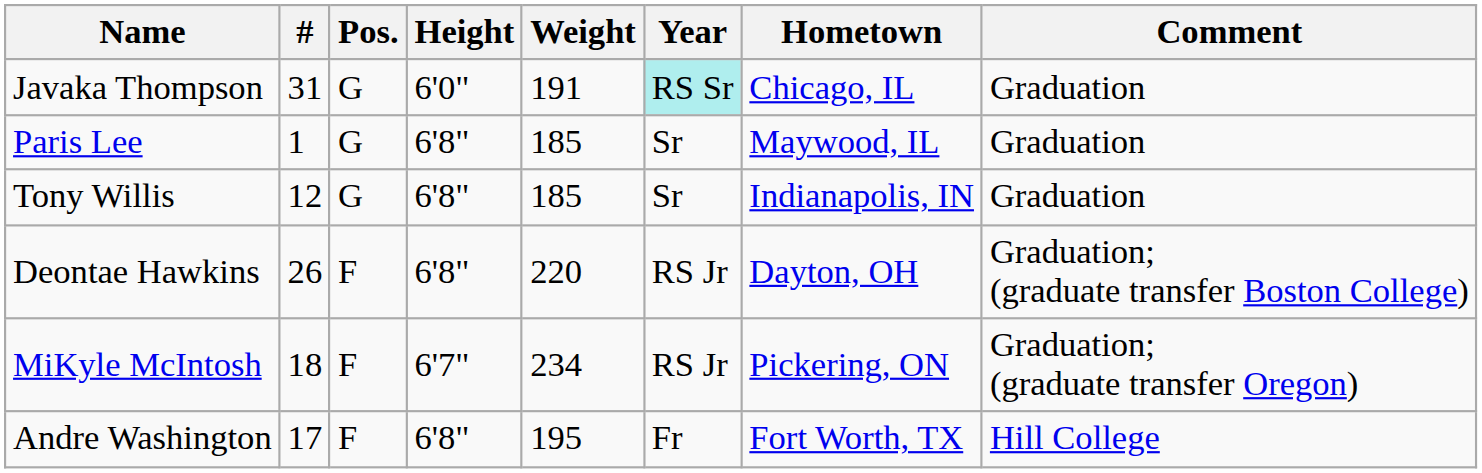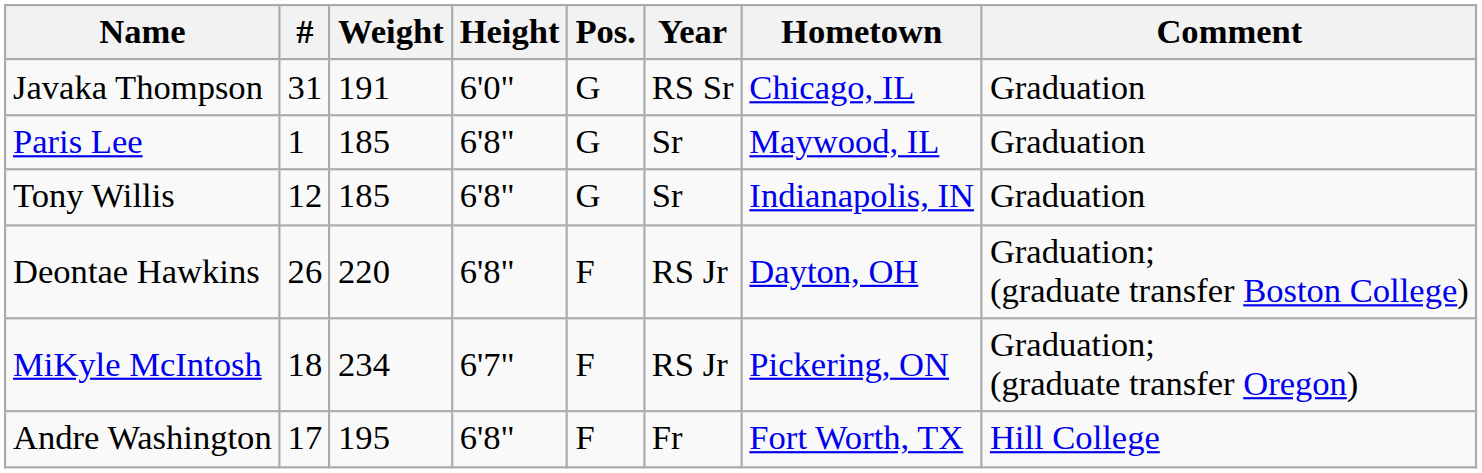columns swapped: (368, 31) <-> (583, 31)
(693, 86) paleturquoise background -> (693, 86) no background
